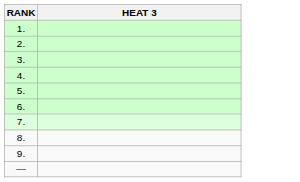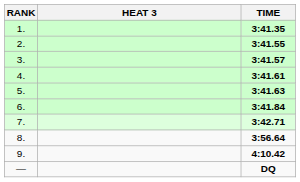+ column: (268, 13)
